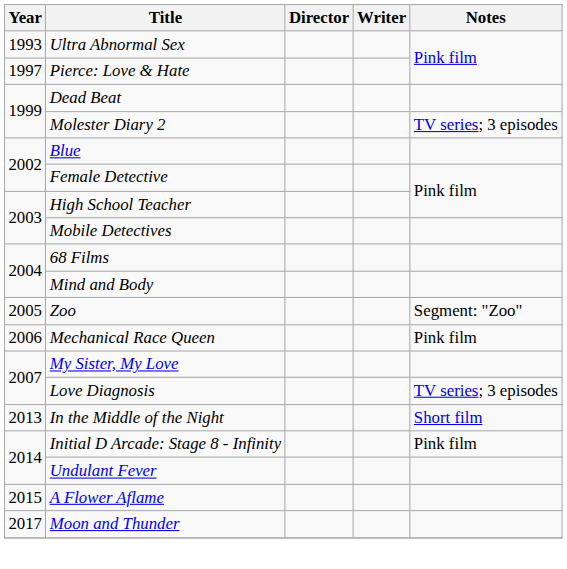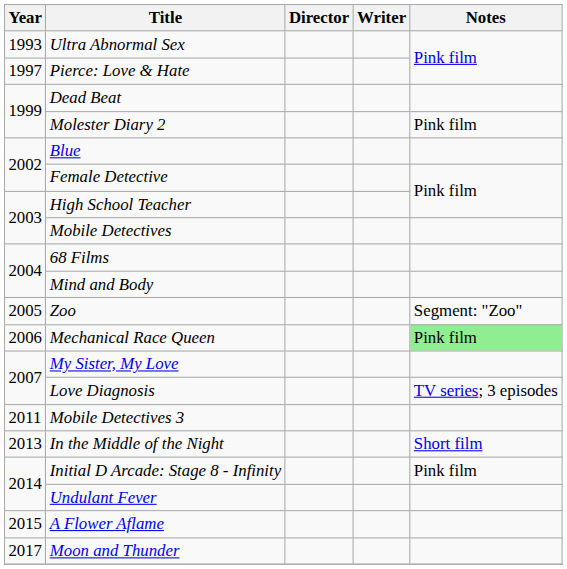(486, 124) TV series; 3 episodes -> (445, 124) Pink film
(445, 337) no background -> (445, 337) lightgreen background
+ row: (117, 417)
